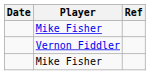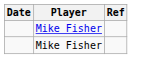- row: (19, 45)
